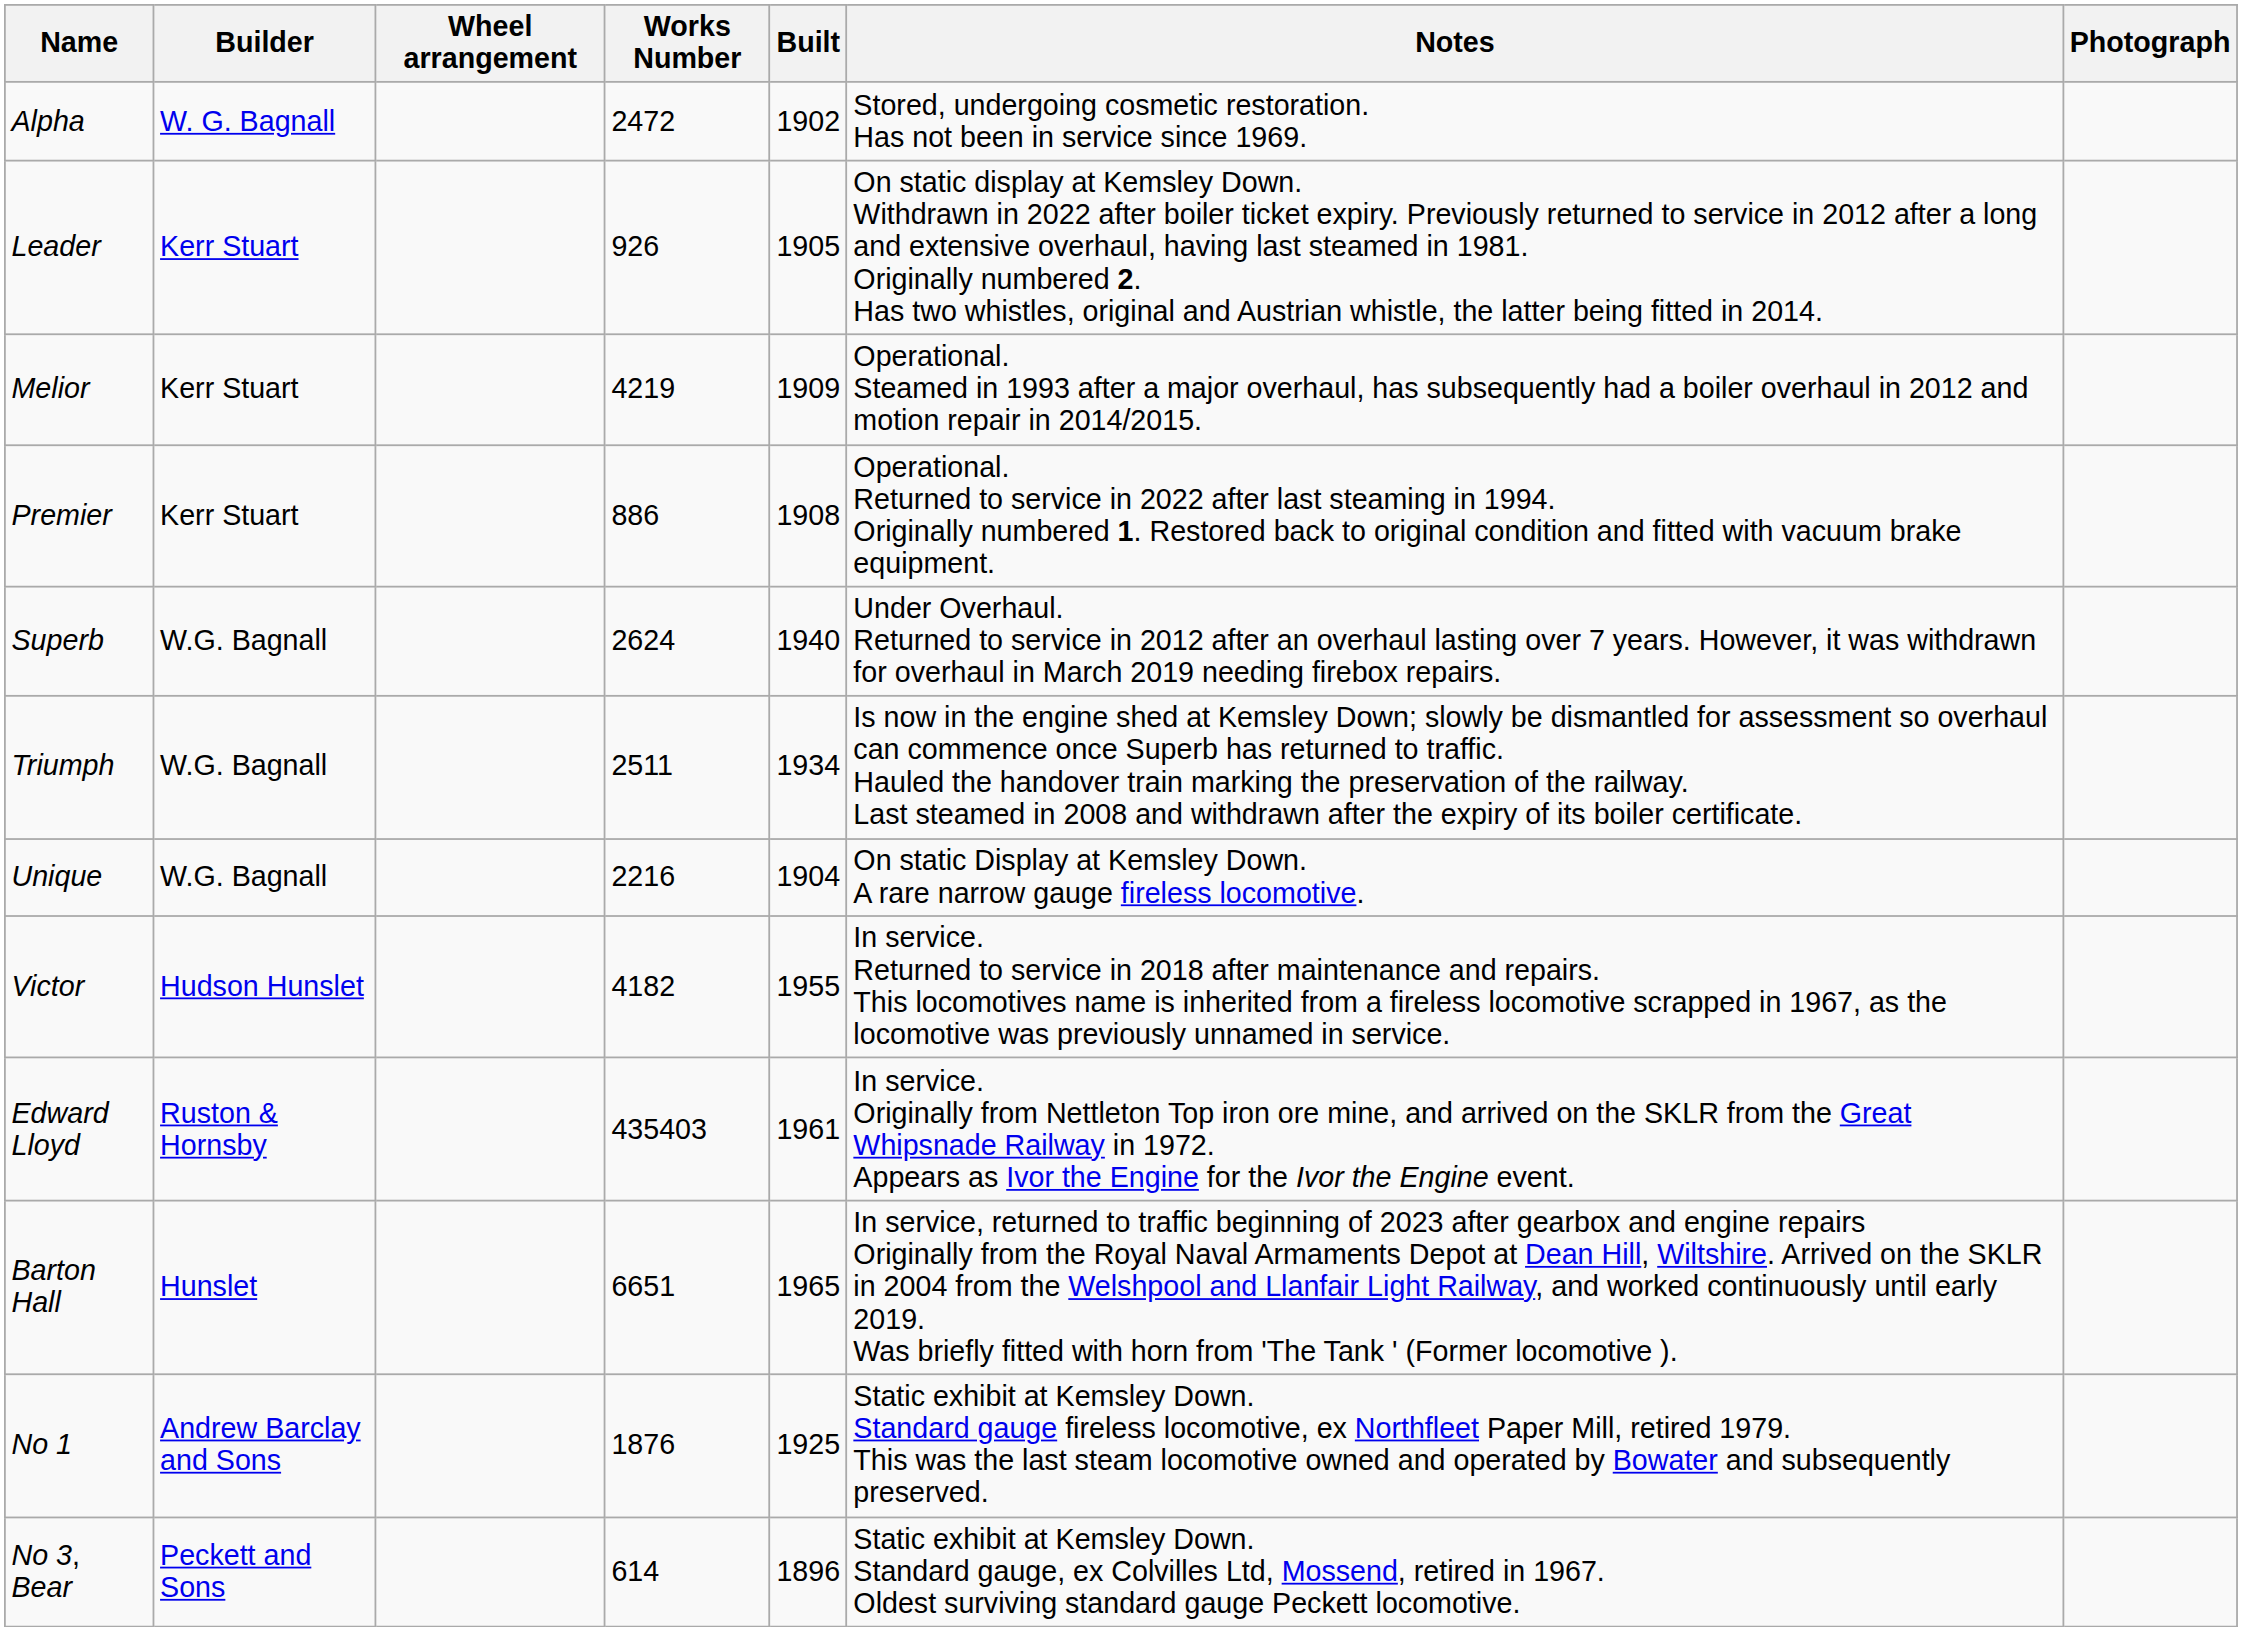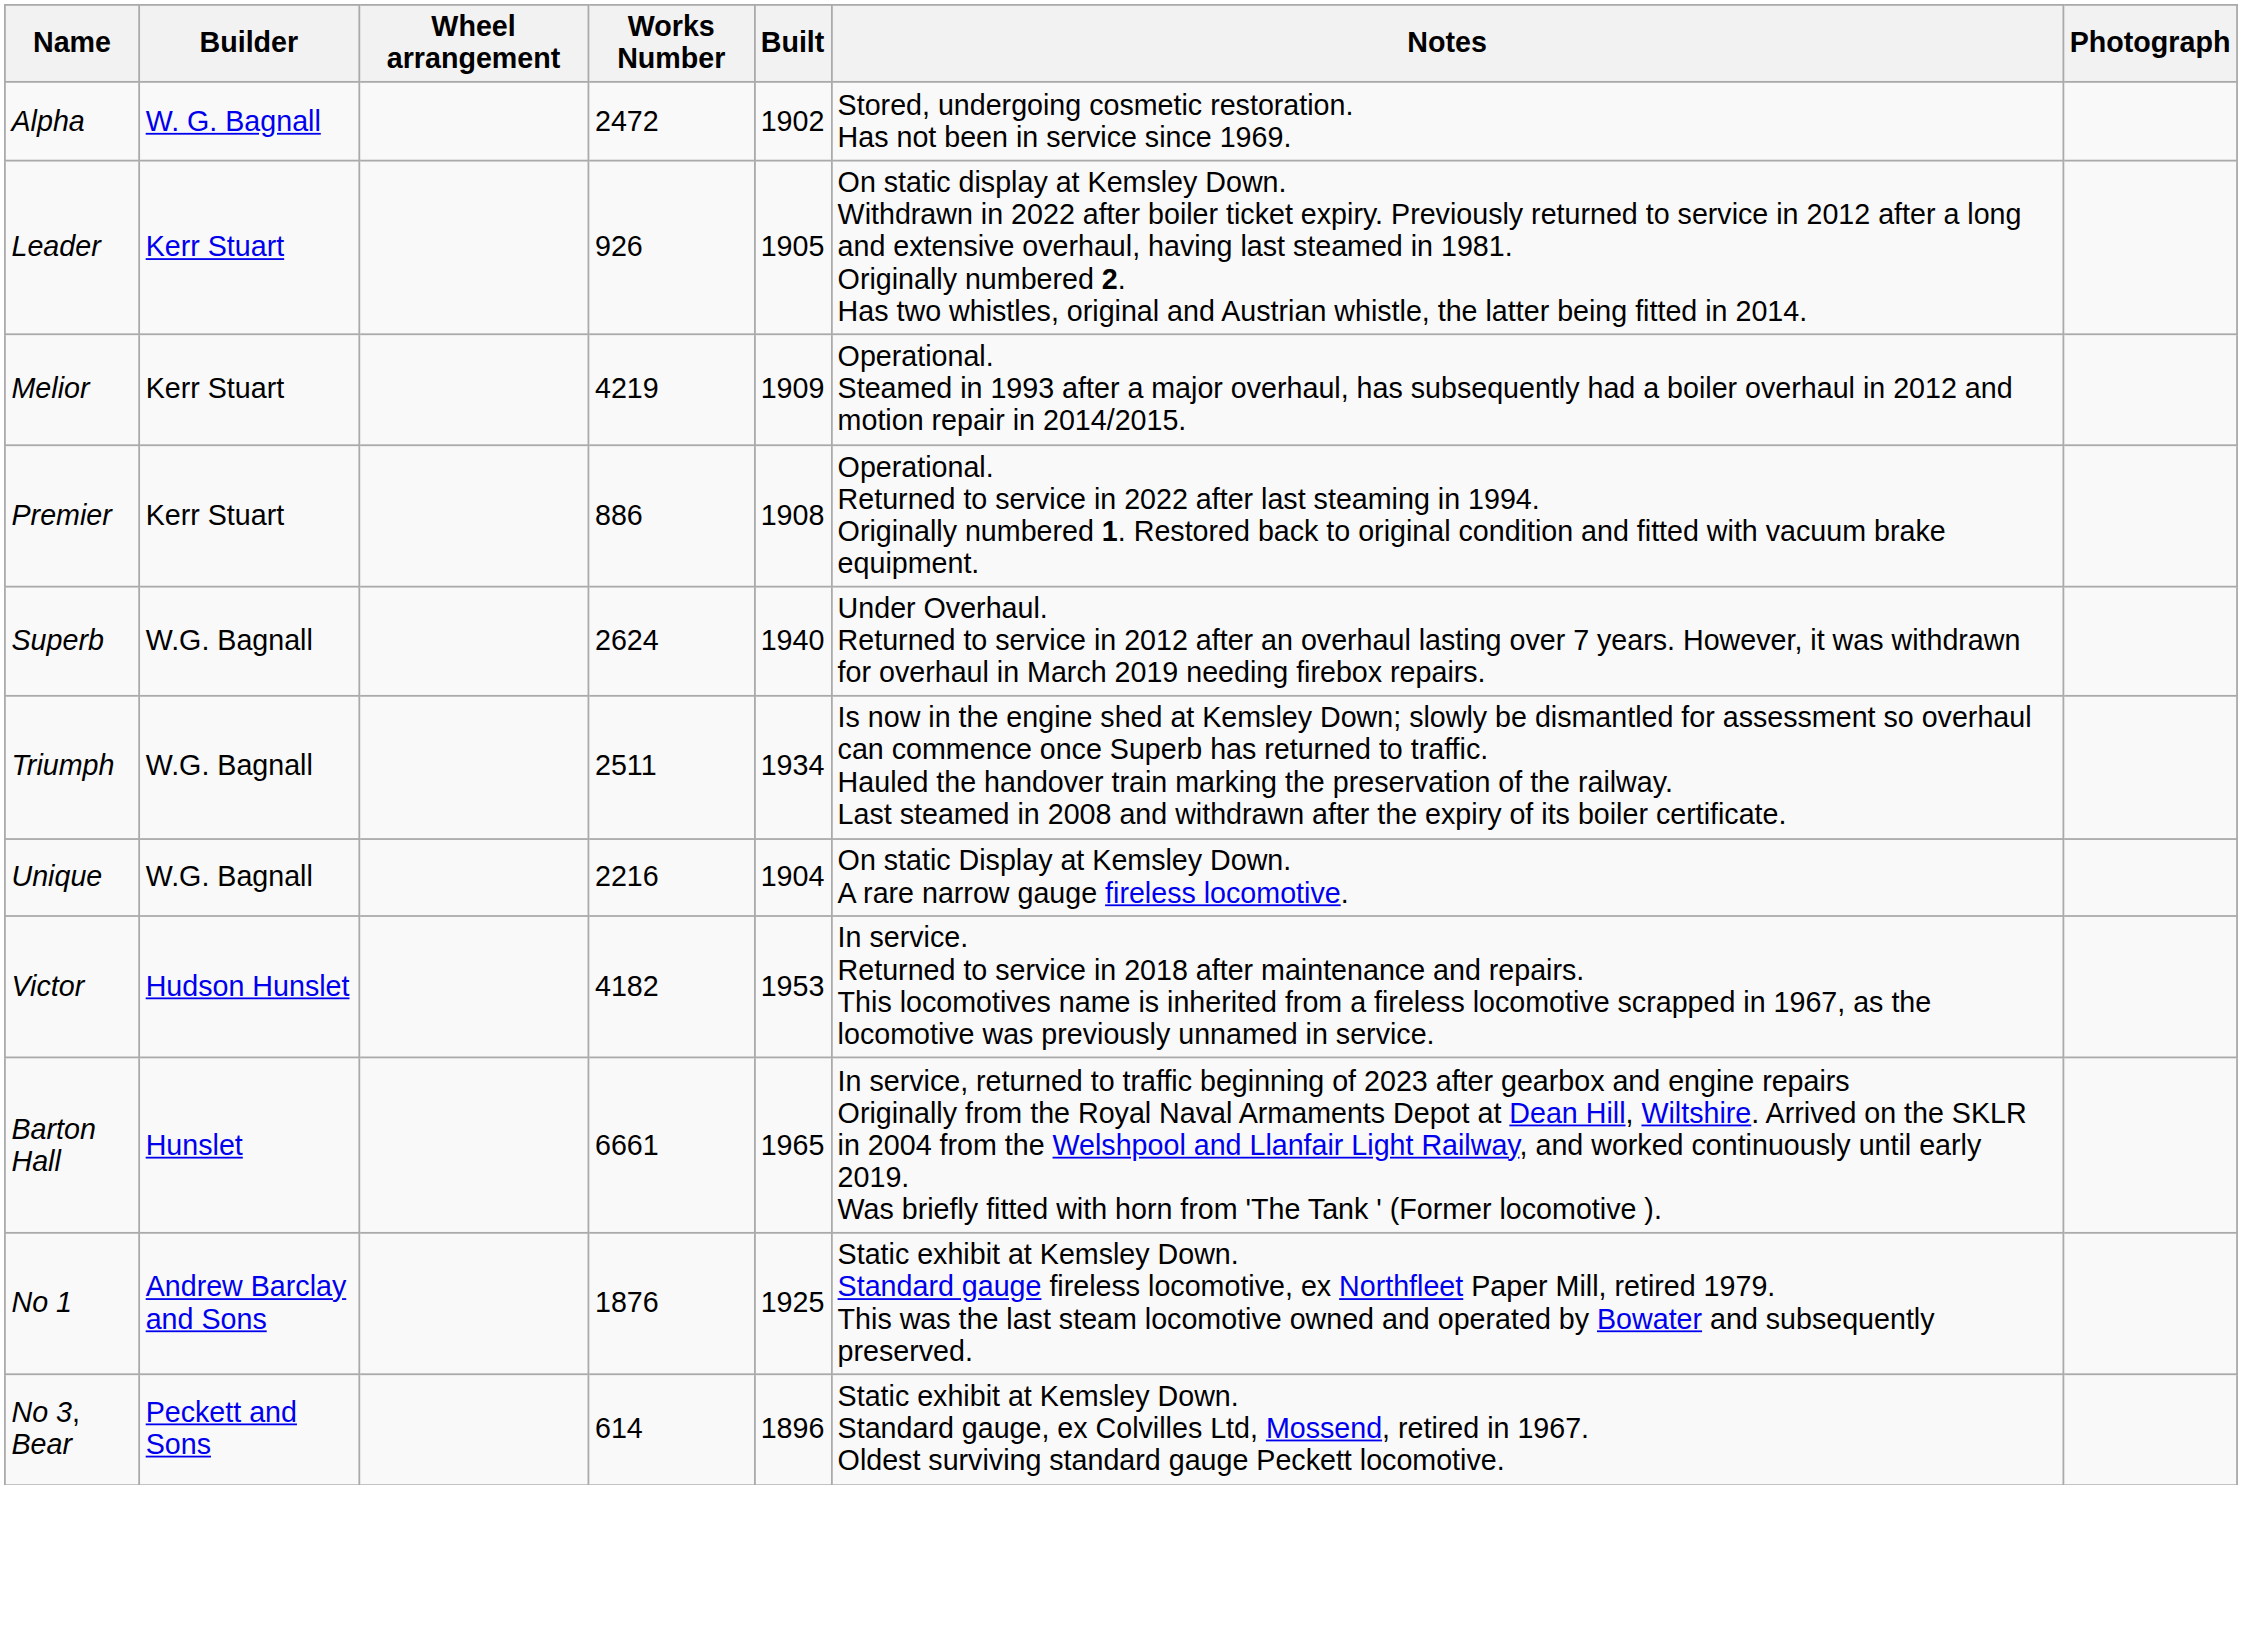(808, 986) 1955 -> (793, 986) 1953
- row: (60, 1128)
(643, 1286) 6651 -> (627, 1144) 6661
